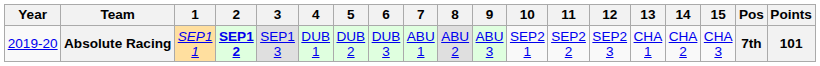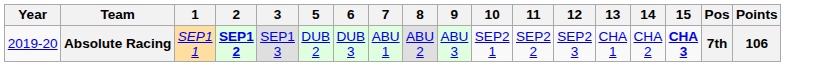- column: (316, 15)
(718, 44) normal -> (683, 44) bold
(791, 44) 101 -> (757, 44) 106
